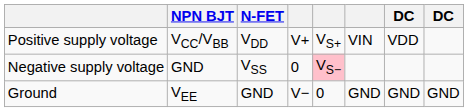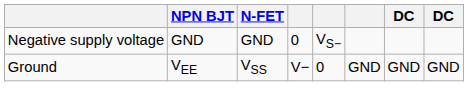- row: (83, 40)
(254, 67) VSS -> (257, 40) GND
(329, 67) pink background -> (329, 41) no background
(257, 93) GND -> (254, 67) VSS
